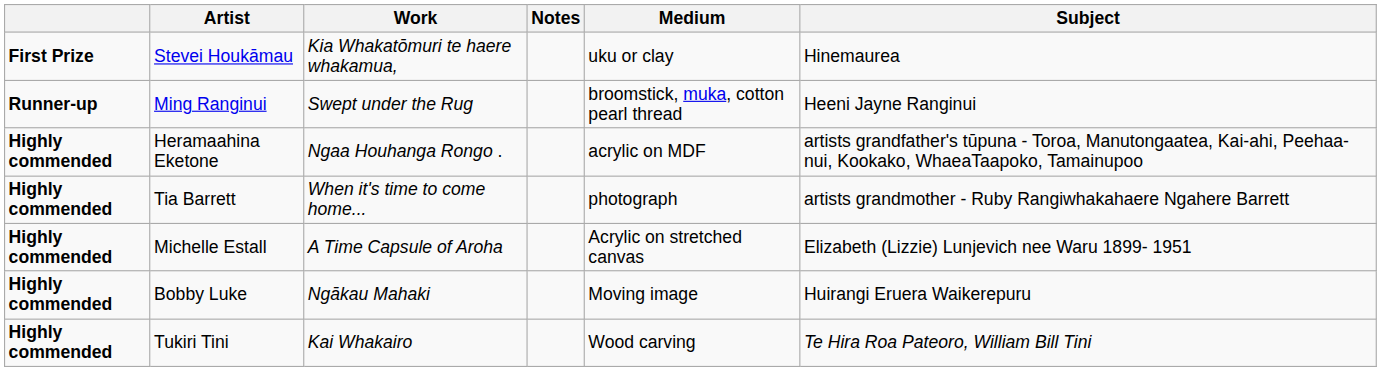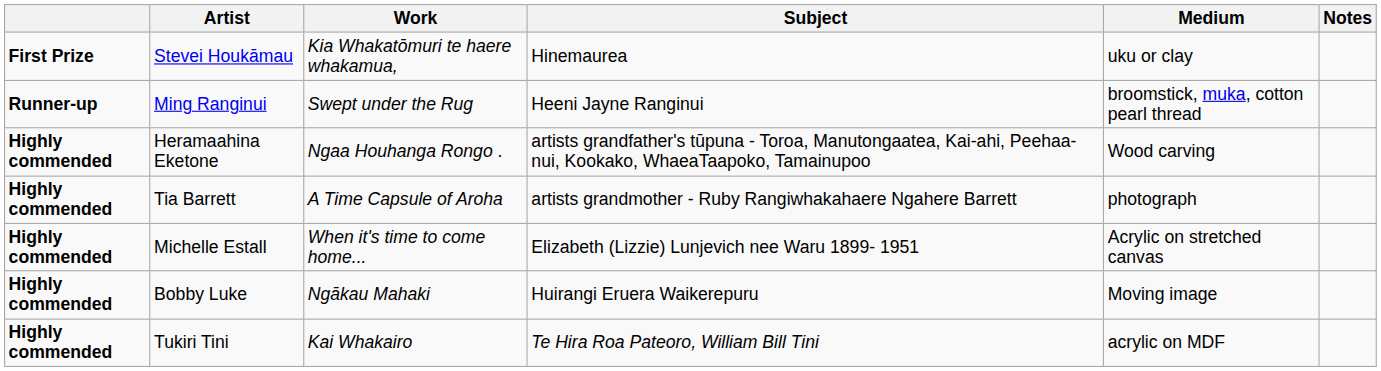columns swapped: (1088, 18) <-> (556, 18)
(647, 151) acrylic on MDF -> (1161, 151) Wood carving
(396, 199) When it's time to come home... -> (405, 199) A Time Capsule of Aroha
(405, 247) A Time Capsule of Aroha -> (396, 247) When it's time to come home...
(642, 342) Wood carving -> (1166, 342) acrylic on MDF
